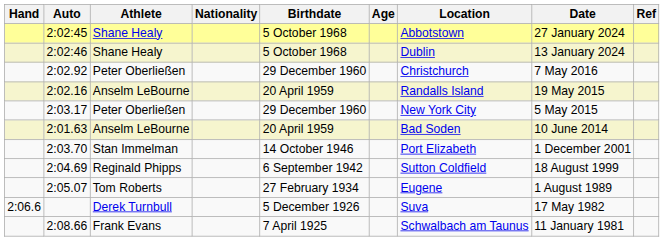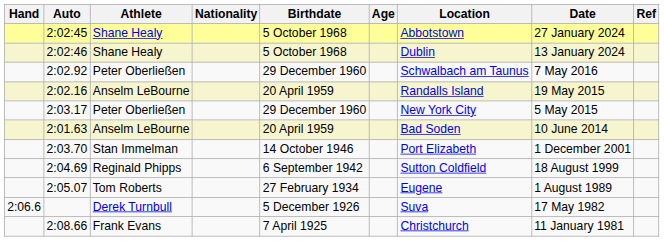(435, 71) Christchurch -> (465, 71) Schwalbach am Taunus
(465, 226) Schwalbach am Taunus -> (435, 226) Christchurch
